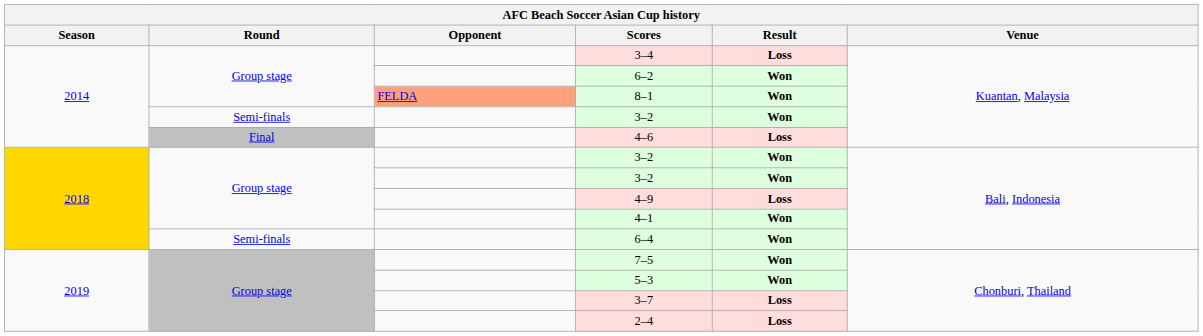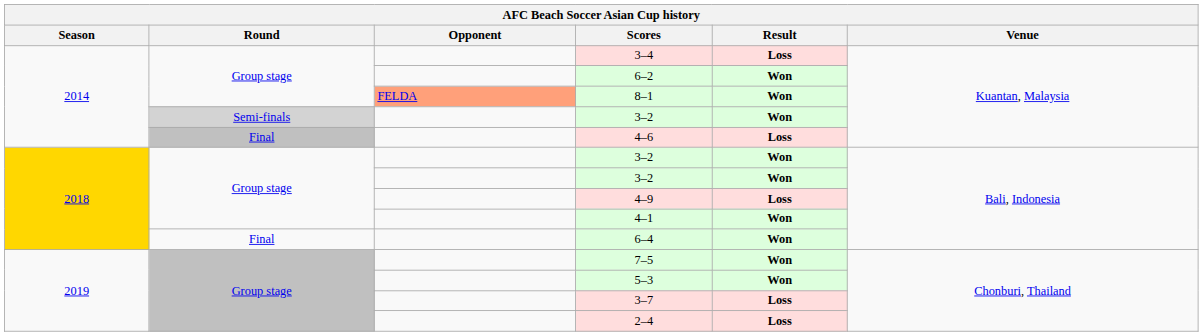(262, 117) no background -> (262, 117) lightgrey background
(262, 239) Semi-finals -> (262, 239) Final
